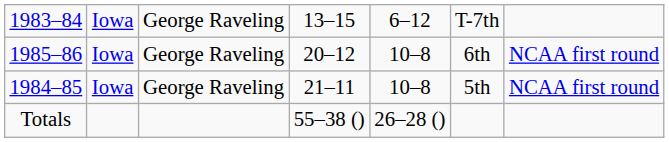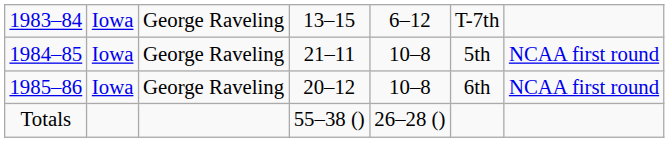rows swapped: (46, 86) <-> (46, 53)
